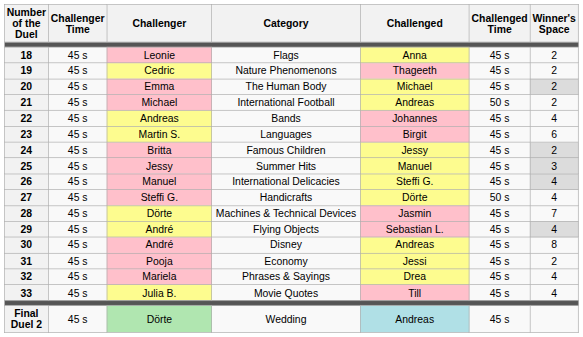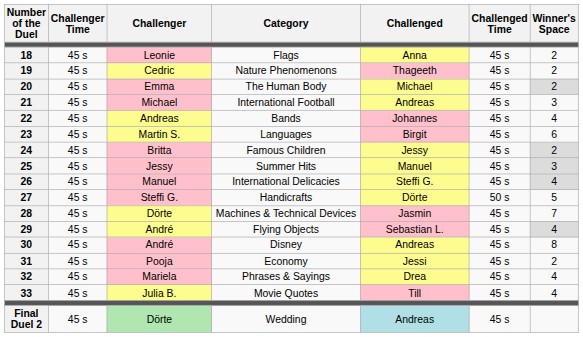(500, 103) 50 s -> (500, 103) 45 s
(554, 103) 2 -> (554, 103) 3
(554, 198) 4 -> (554, 198) 5
